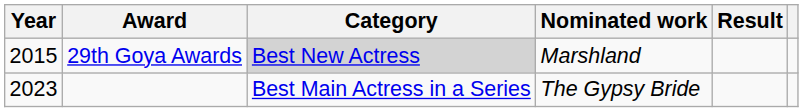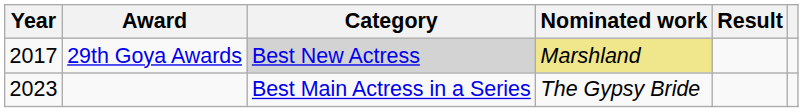(33, 55) 2015 -> (33, 55) 2017
(591, 55) no background -> (591, 55) khaki background
